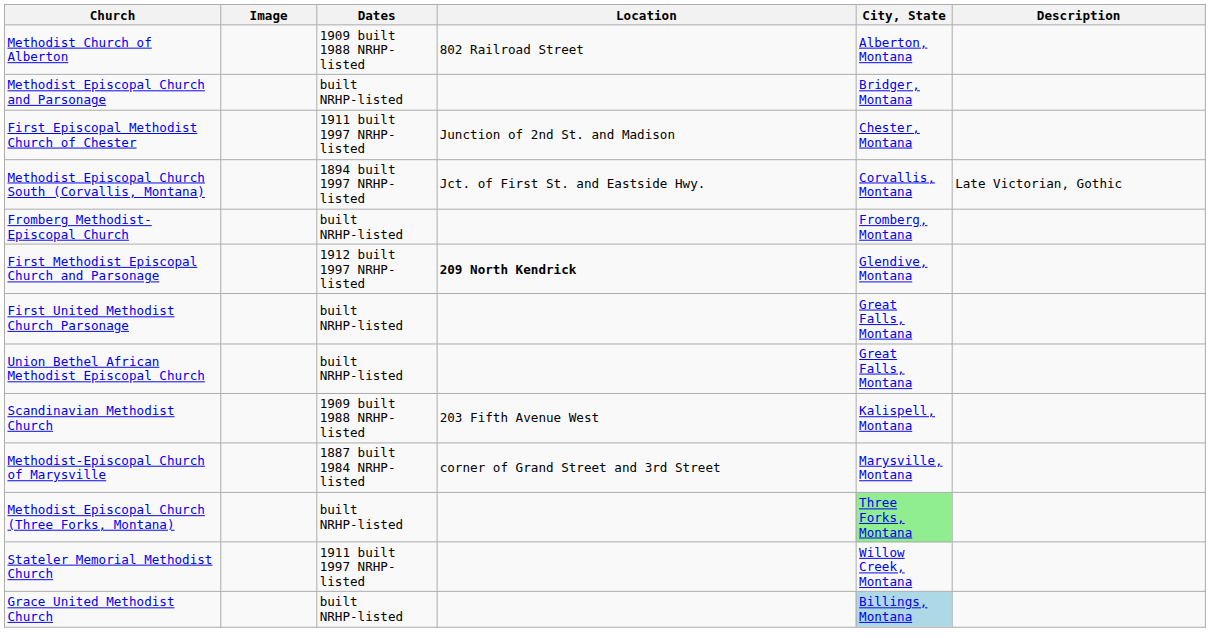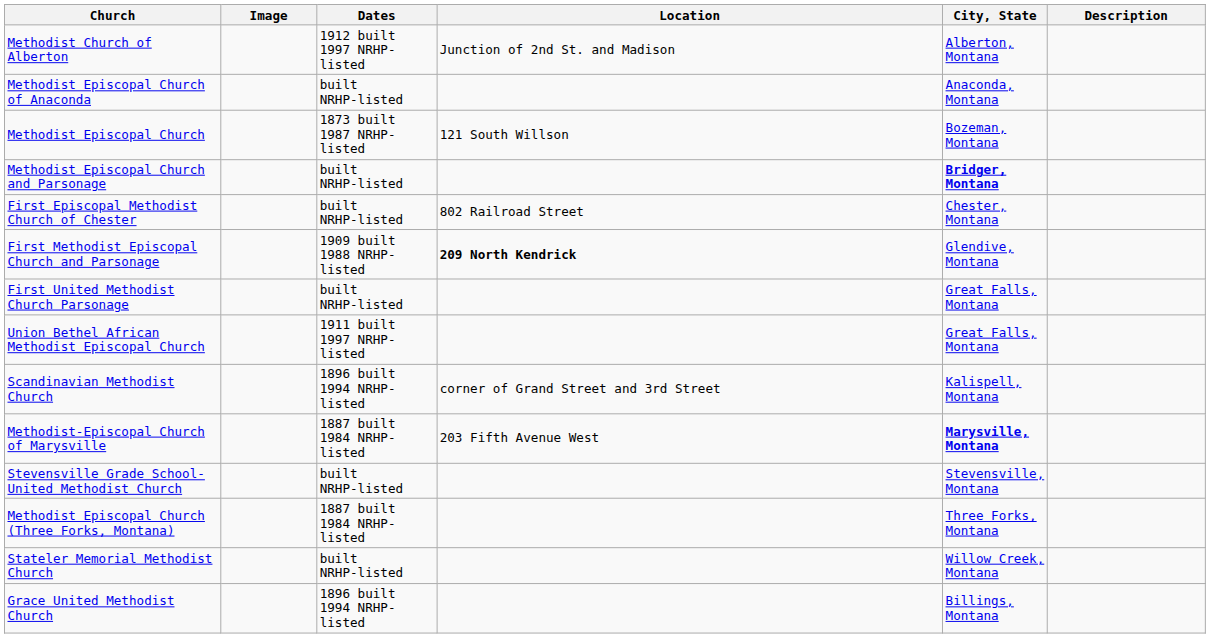(358, 50) 1909 built 1988 NRHP-listed -> (358, 50) 1912 built 1997 NRHP-listed
(512, 50) 802 Railroad Street -> (557, 50) Junction of 2nd St. and Madison
+ row: (106, 92)
+ row: (106, 135)
(889, 92) normal -> (976, 177) bold
(358, 135) 1911 built 1997 NRHP-listed -> (361, 212) built NRHP-listed
(557, 135) Junction of 2nd St. and Madison -> (512, 212) 802 Railroad Street
- row: (106, 184)
- row: (80, 227)
(358, 269) 1912 built 1997 NRHP-listed -> (358, 254) 1909 built 1988 NRHP-listed
(361, 368) built NRHP-listed -> (358, 339) 1911 built 1997 NRHP-listed
(358, 418) 1909 built 1988 NRHP-listed -> (358, 389) 1896 built 1994 NRHP-listed
(519, 418) 203 Fifth Avenue West -> (580, 389) corner of Grand Street and 3rd Street
(580, 468) corner of Grand Street and 3rd Street -> (519, 439) 203 Fifth Avenue West
(901, 468) normal -> (987, 439) bold
+ row: (106, 481)
(361, 517) built NRHP-listed -> (358, 523) 1887 built 1984 NRHP-listed
(886, 517) lightgreen background -> (991, 523) no background
(358, 567) 1911 built 1997 NRHP-listed -> (361, 566) built NRHP-listed
(361, 609) built NRHP-listed -> (358, 608) 1896 built 1994 NRHP-listed
(893, 609) lightblue background -> (980, 608) no background
